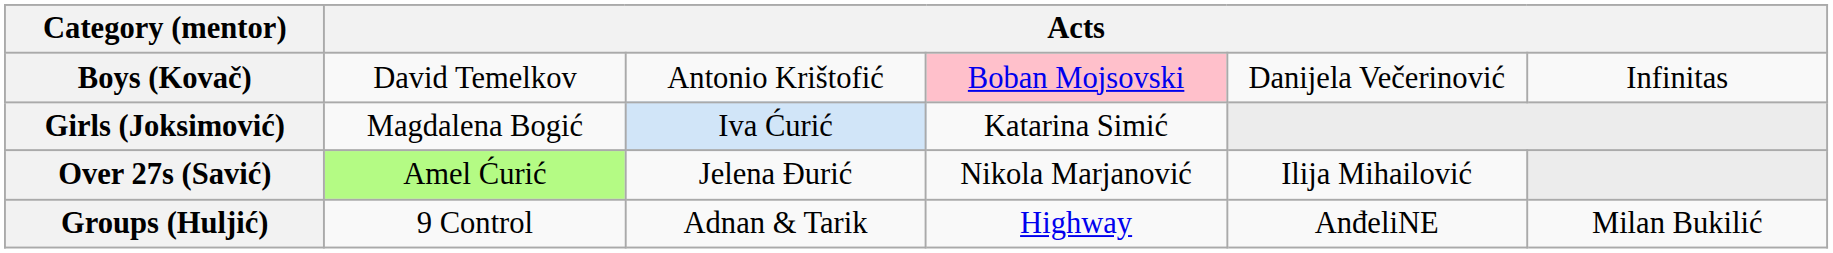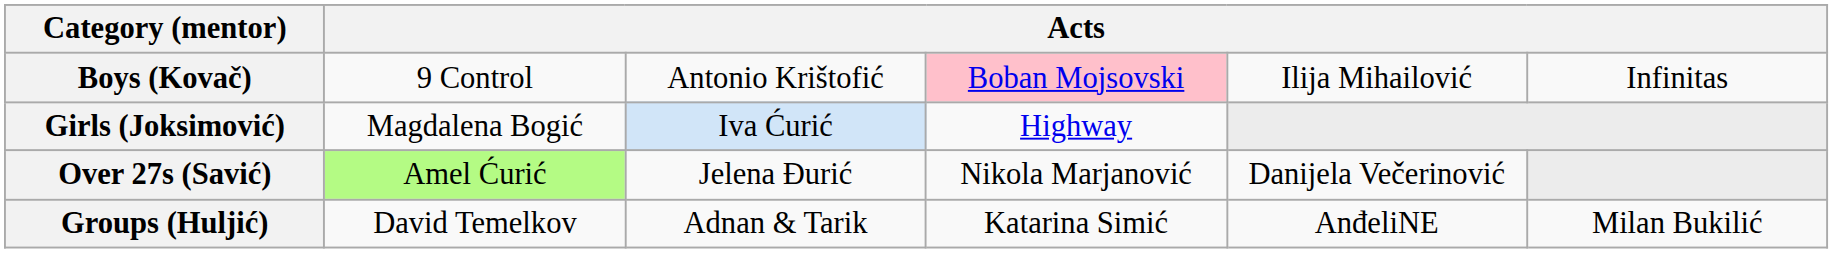(475, 77) David Temelkov -> (475, 77) 9 Control
(1377, 77) Danijela Večerinović -> (1377, 77) Ilija Mihailović
(1076, 125) Katarina Simić -> (1076, 125) Highway
(1377, 174) Ilija Mihailović -> (1377, 174) Danijela Večerinović
(475, 222) 9 Control -> (475, 222) David Temelkov
(1076, 222) Highway -> (1076, 222) Katarina Simić
